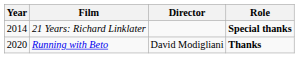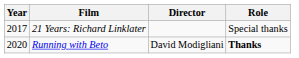(17, 28) 2014 -> (17, 28) 2017
(260, 28) bold -> (258, 28) normal
